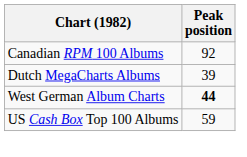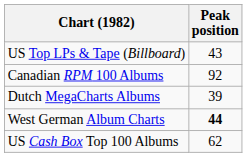+ row: (96, 53)
(209, 119) 59 -> (215, 141) 62
